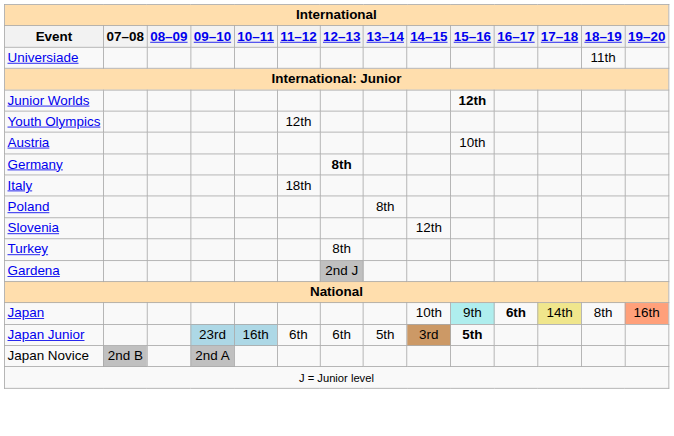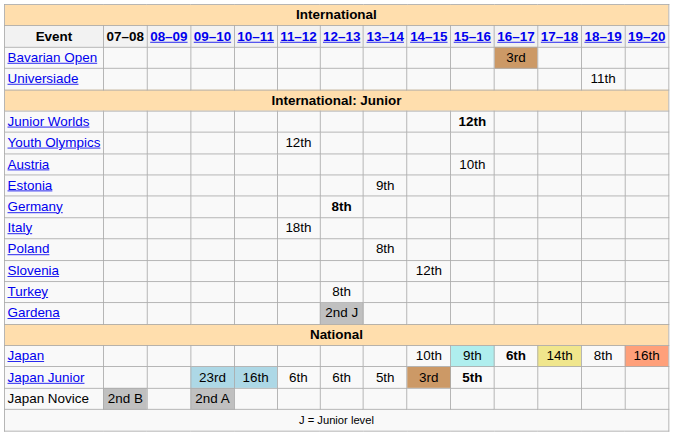+ row: (52, 57)
+ row: (30, 185)
